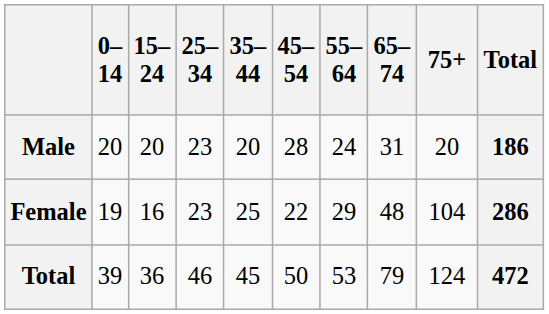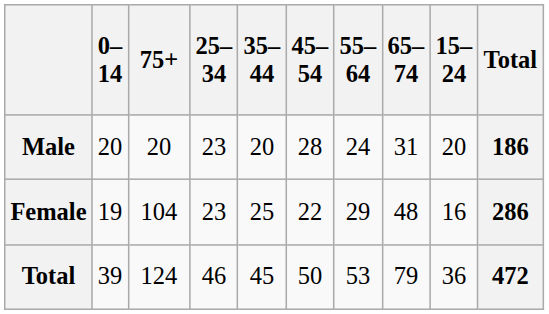columns swapped: (152, 59) <-> (447, 59)
